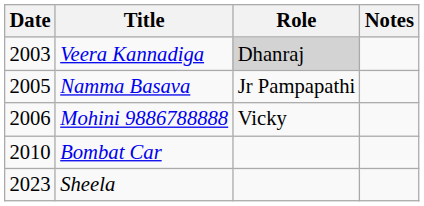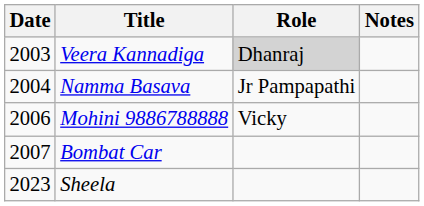(30, 86) 2005 -> (30, 86) 2004
(30, 151) 2010 -> (30, 151) 2007
